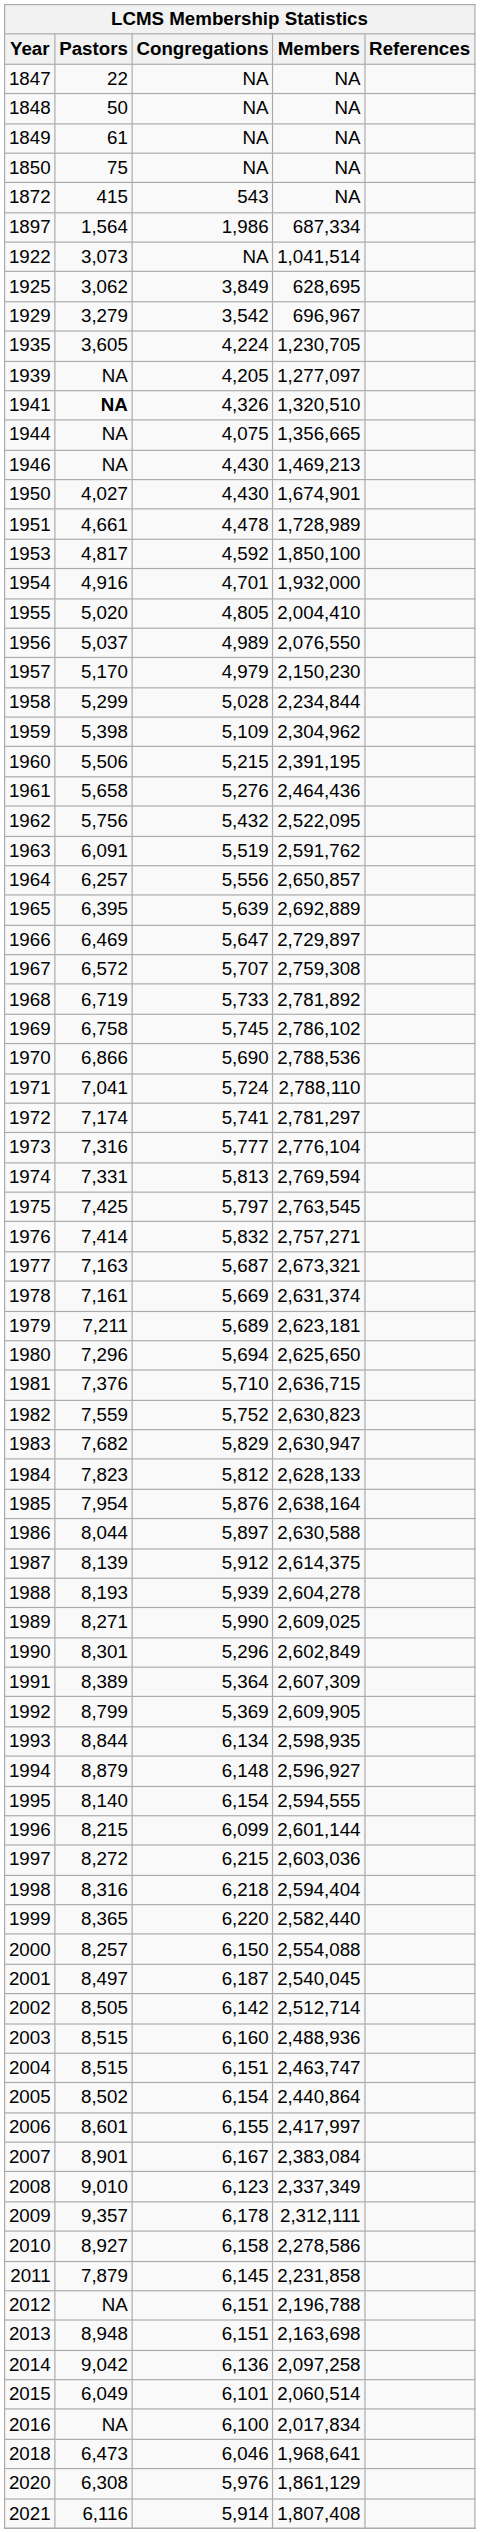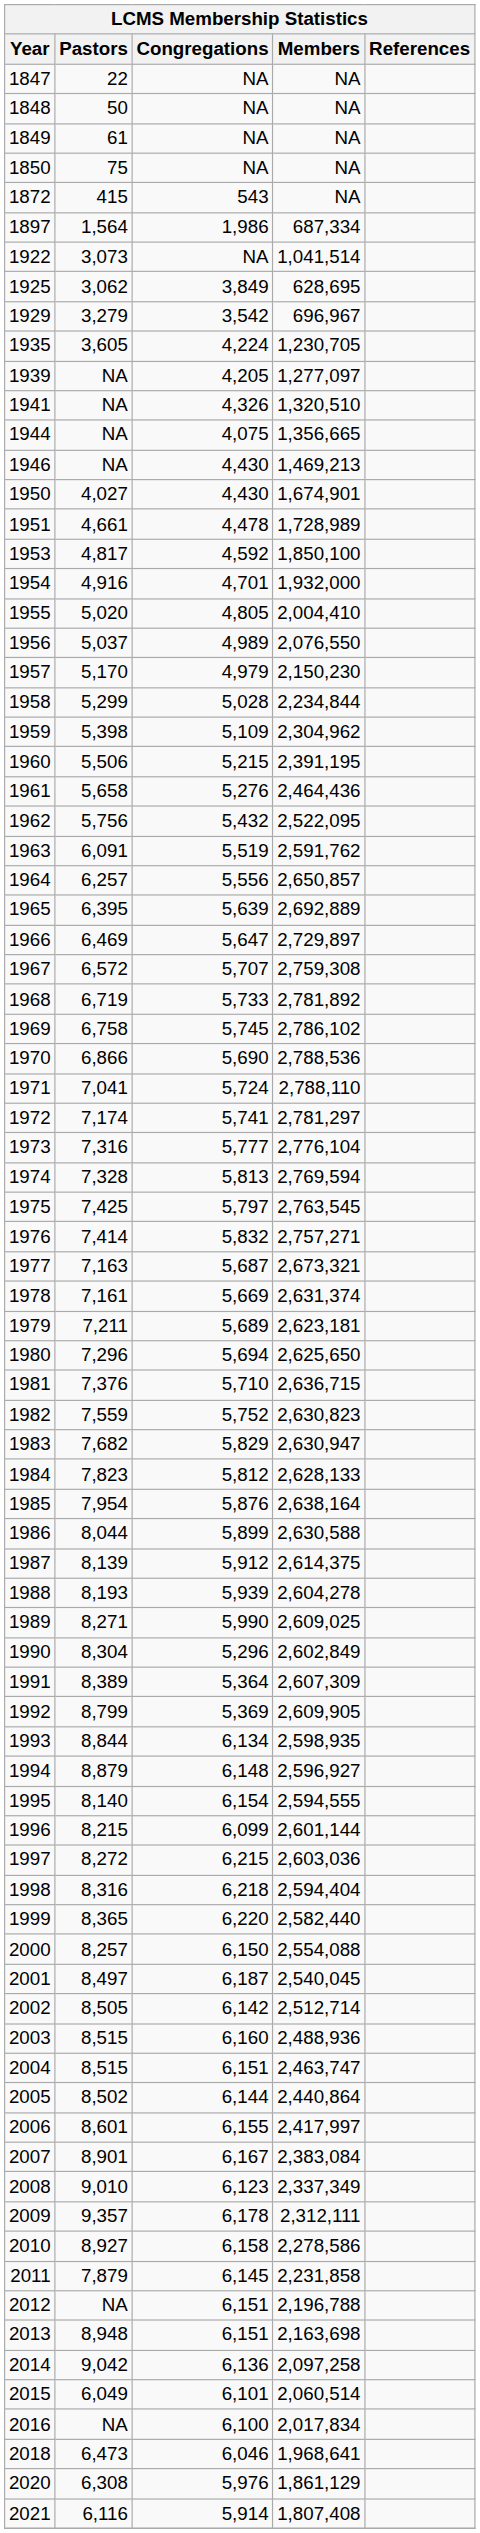(114, 405) bold -> (115, 405) normal
(104, 1177) 7,331 -> (104, 1177) 7,328
(245, 1533) 5,897 -> (245, 1533) 5,899
(104, 1652) 8,301 -> (104, 1652) 8,304
(245, 2097) 6,154 -> (245, 2097) 6,144
